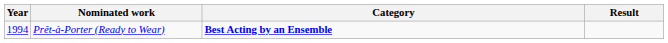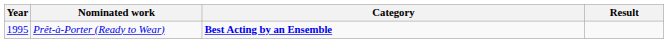(18, 30) 1994 -> (18, 30) 1995
